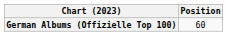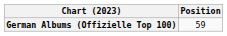(201, 25) 60 -> (201, 25) 59
